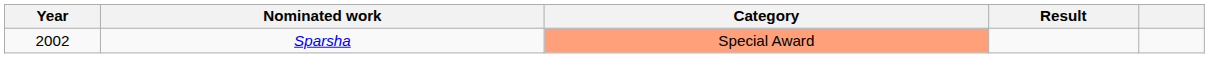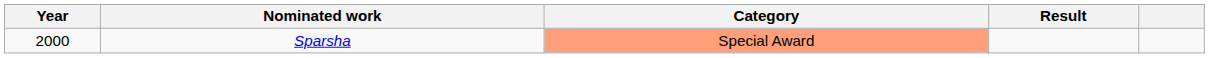(52, 40) 2002 -> (52, 40) 2000
